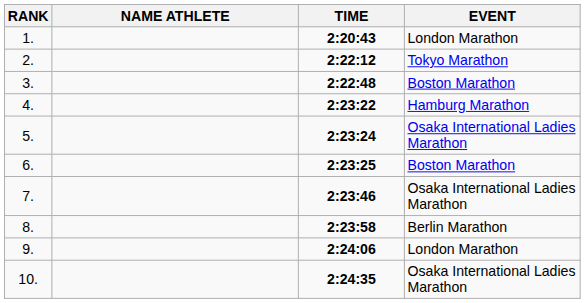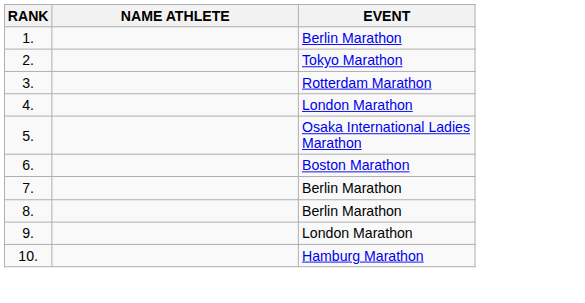- column: (351, 16)
(463, 38) London Marathon -> (352, 38) Berlin Marathon
(461, 83) Boston Marathon -> (367, 83) Rotterdam Marathon
(468, 105) Hamburg Marathon -> (357, 105) London Marathon
(492, 196) Osaka International Ladies Marathon -> (352, 188) Berlin Marathon
(492, 279) Osaka International Ladies Marathon -> (363, 255) Hamburg Marathon
